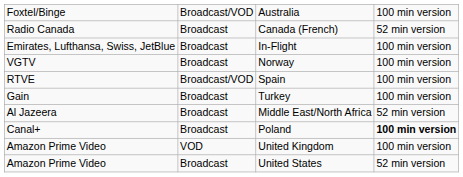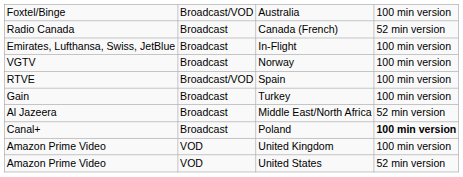(204, 163) Broadcast -> (192, 163) VOD
